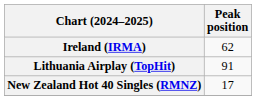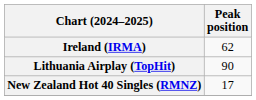(228, 66) 91 -> (228, 66) 90
